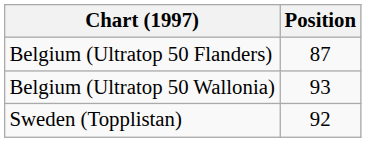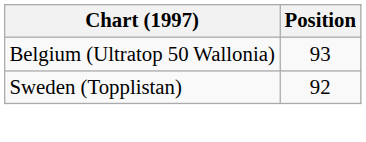- row: (141, 53)
